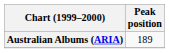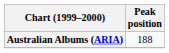(145, 39) 189 -> (145, 39) 188
